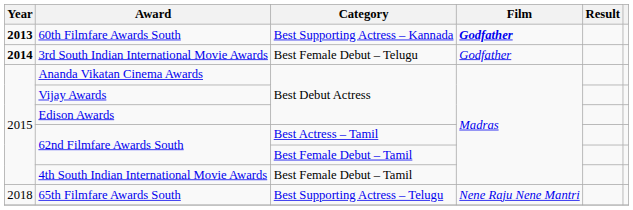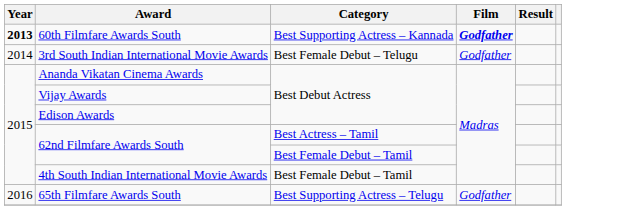(20, 54) bold -> (20, 54) normal
(20, 194) 2018 -> (20, 194) 2016
(520, 194) Nene Raju Nene Mantri -> (485, 194) Godfather
